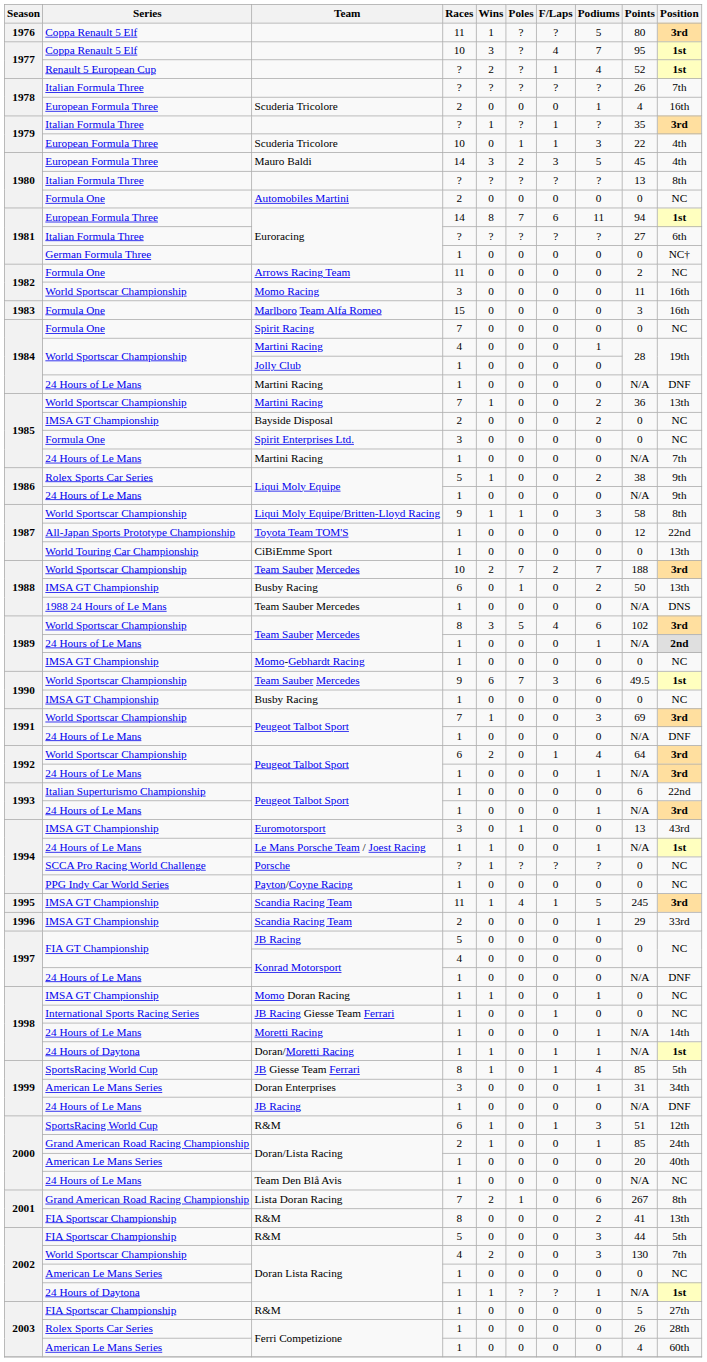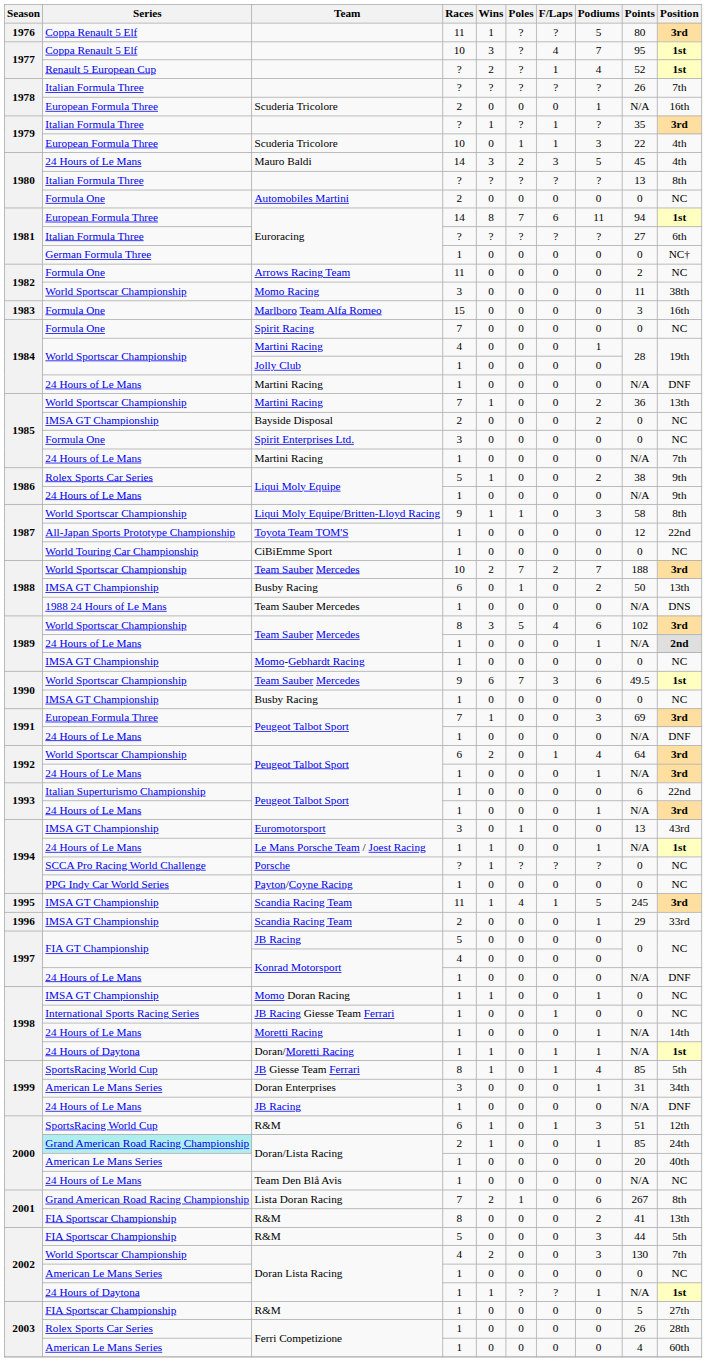(640, 106) 4 -> (640, 106) N/A
(102, 162) European Formula Three -> (93, 162) 24 Hours of Le Mans
(679, 292) 16th -> (679, 292) 38th
(679, 551) 13th -> (679, 551) NC
(116, 718) World Sportscar Championship -> (102, 718) European Formula Three
(147, 1144) no background -> (147, 1144) paleturquoise background
